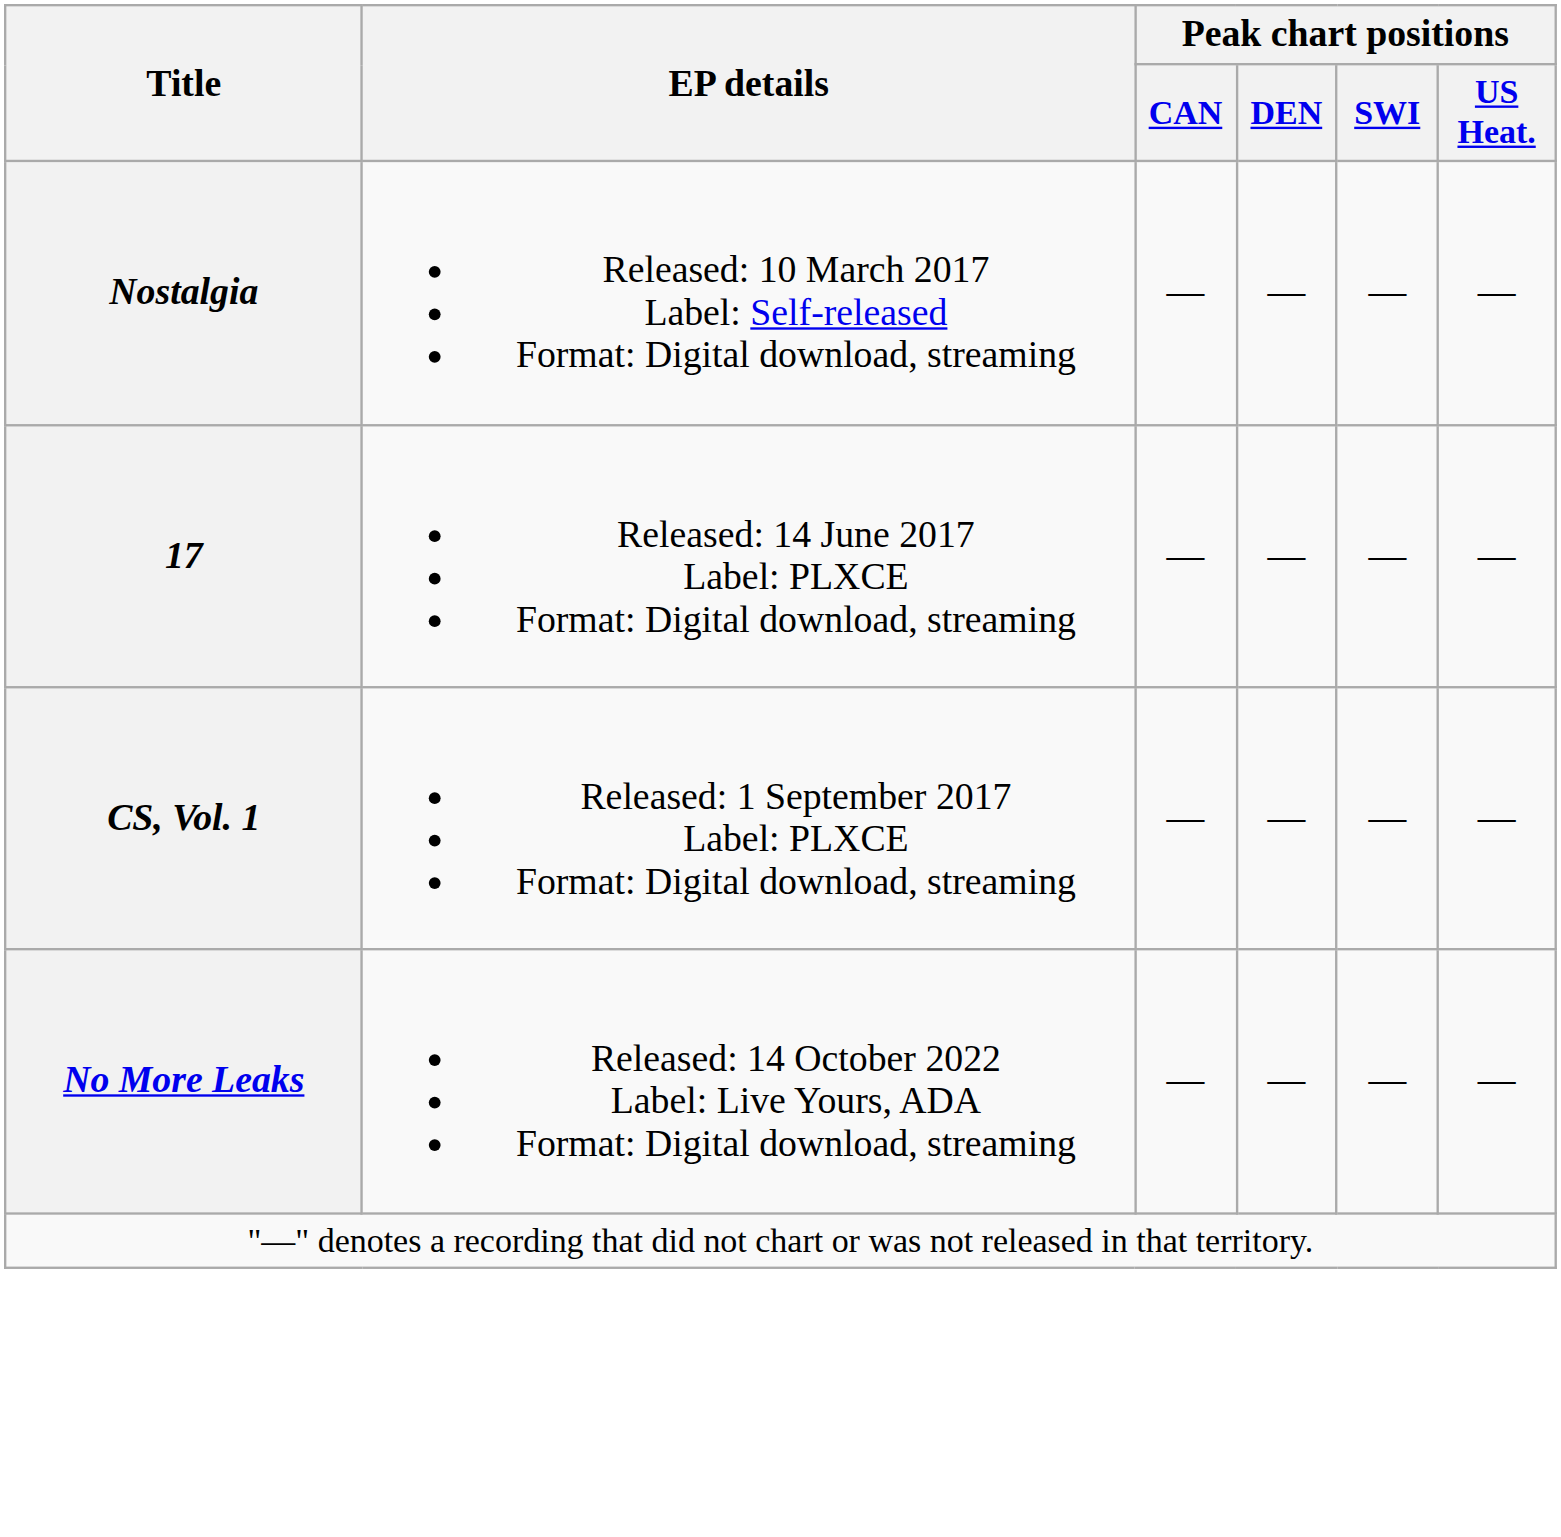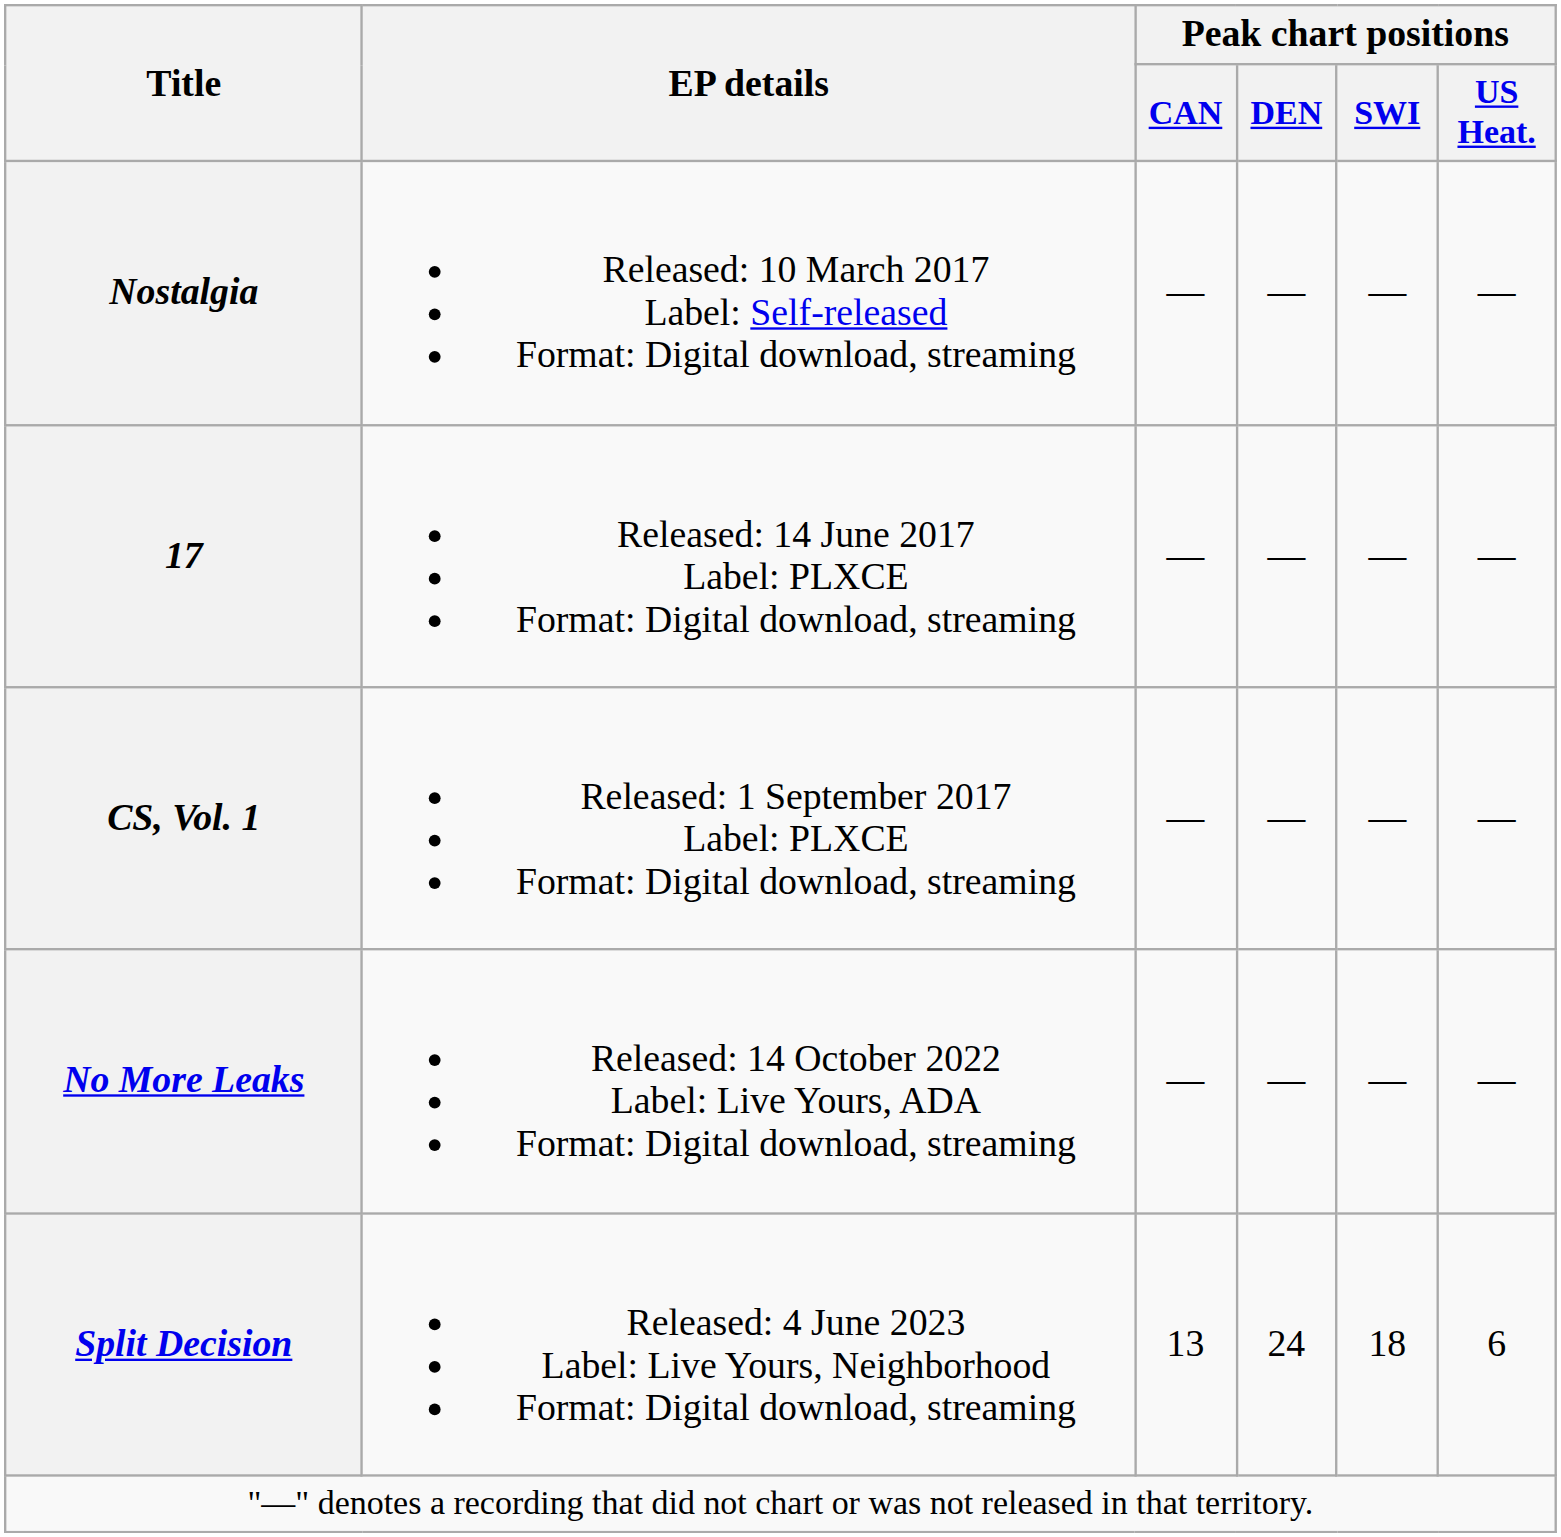+ row: (184, 1343)
